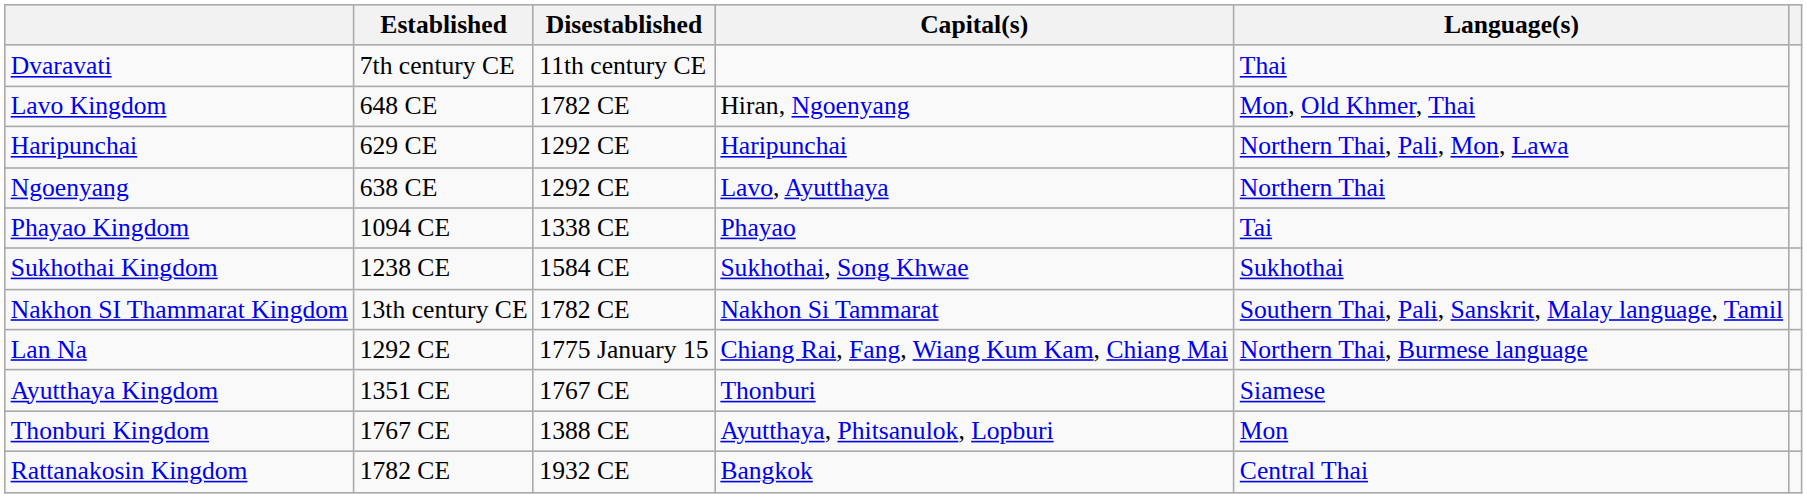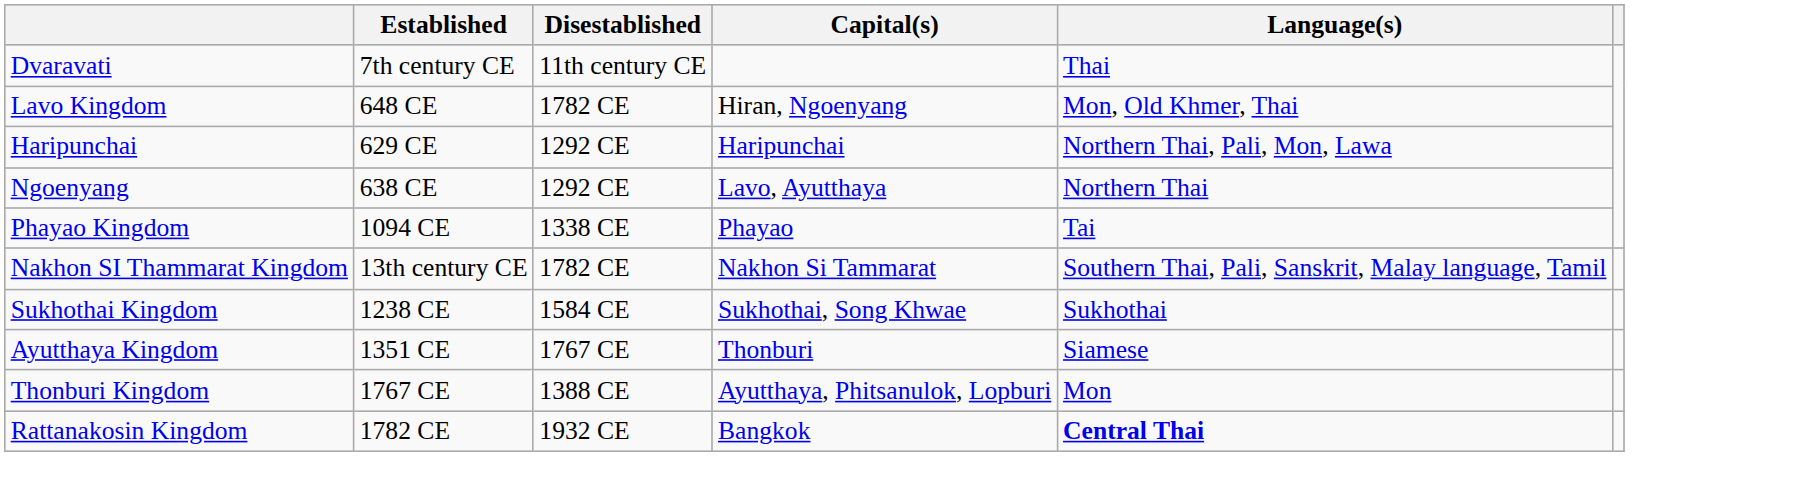rows swapped: (114, 268) <-> (179, 308)
- row: (49, 349)
(1304, 471) normal -> (1134, 430) bold
